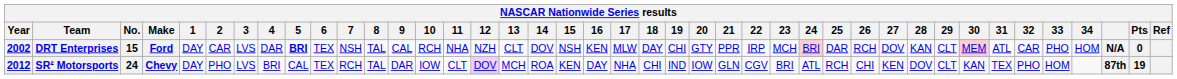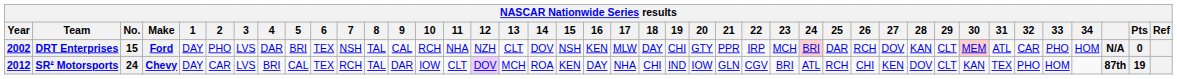(220, 48) CAR -> (220, 48) PHO
(298, 48) bold -> (298, 48) normal
(220, 65) PHO -> (220, 65) CAR
